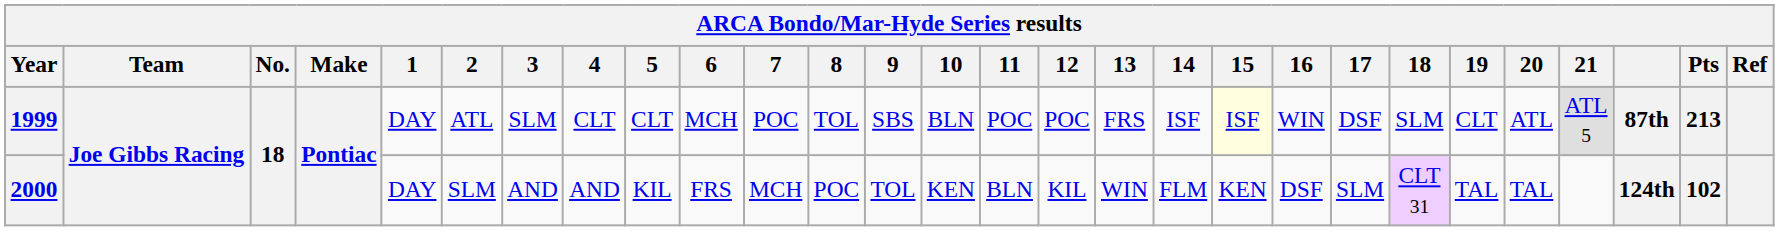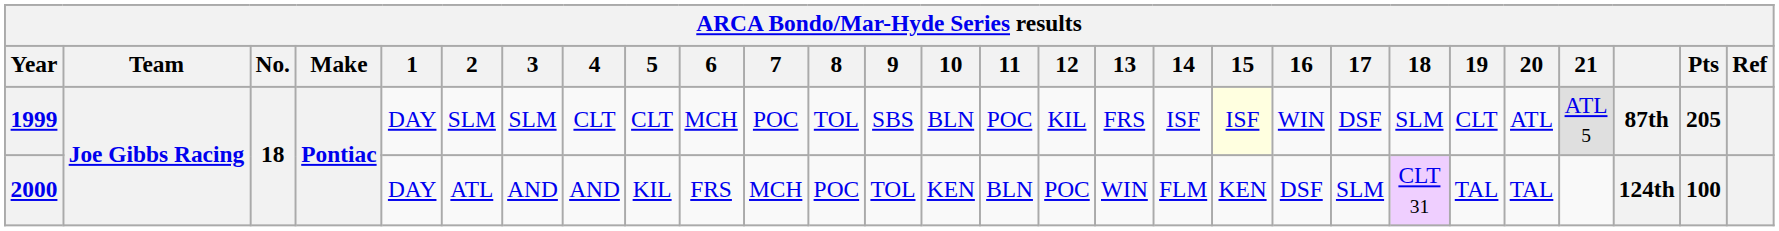(472, 120) ATL -> (472, 120) SLM
(1067, 120) POC -> (1067, 120) KIL
(1703, 120) 213 -> (1703, 120) 205
(472, 190) SLM -> (472, 190) ATL
(1067, 190) KIL -> (1067, 190) POC
(1703, 190) 102 -> (1703, 190) 100
